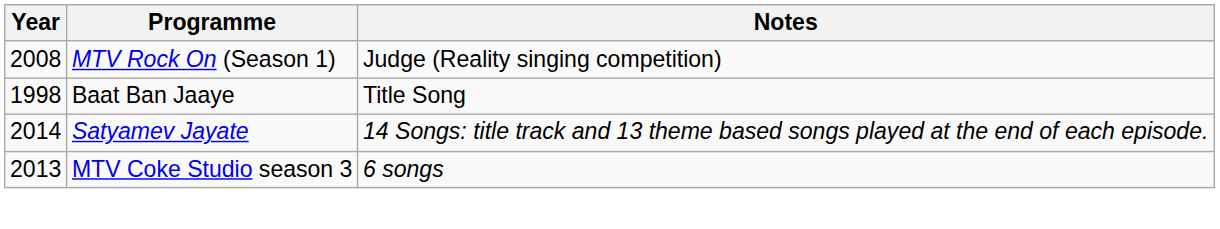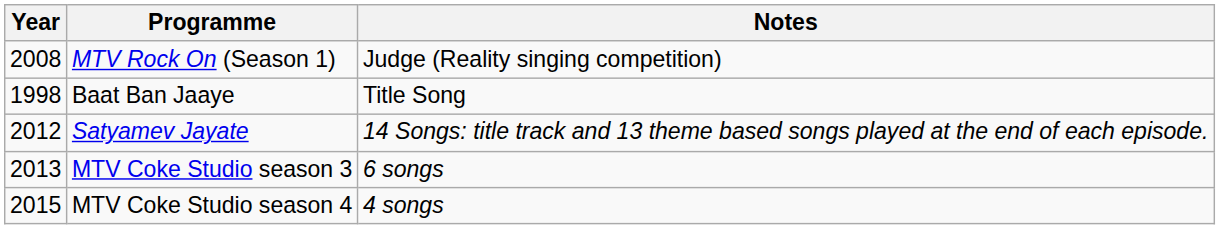(36, 132) 2014 -> (36, 132) 2012
+ row: (212, 205)
